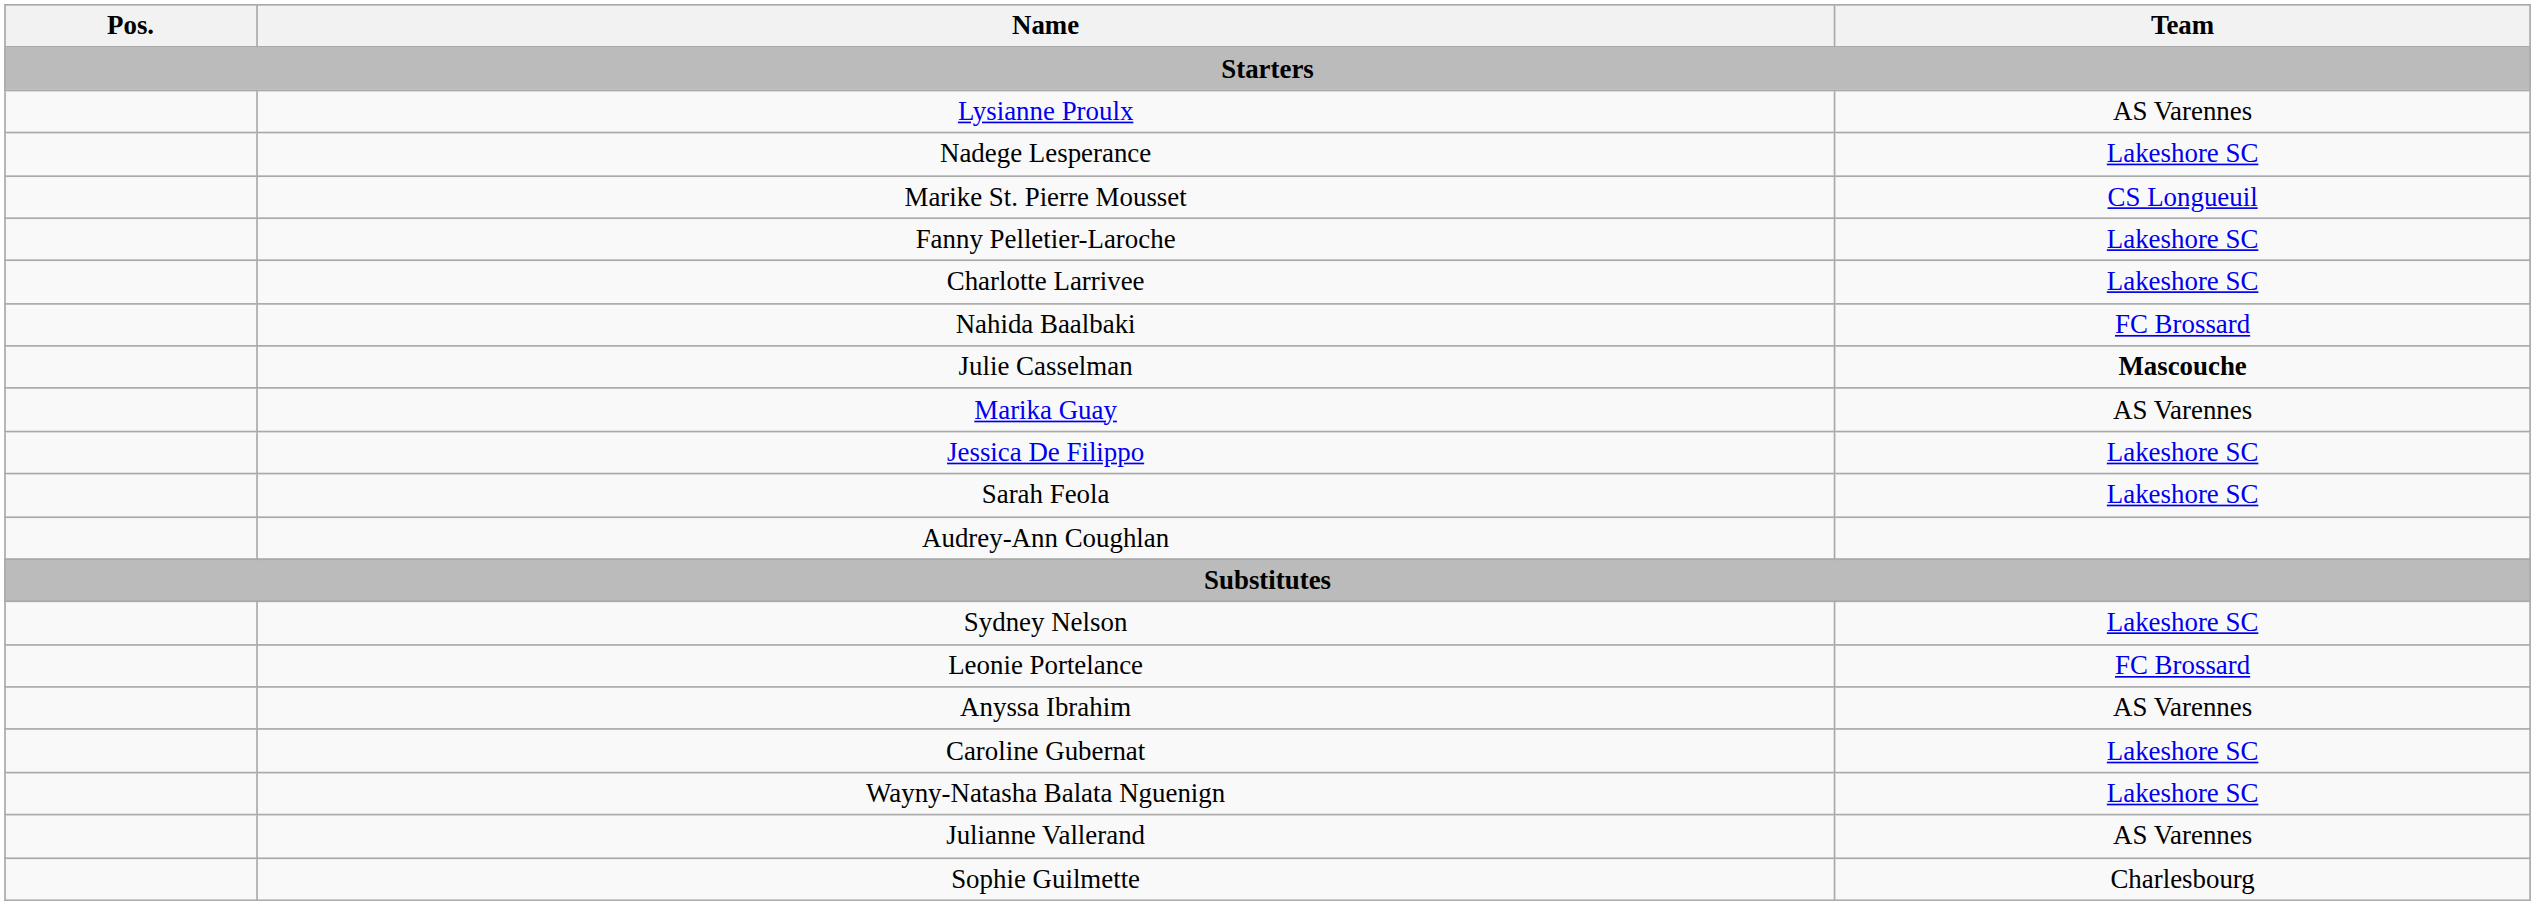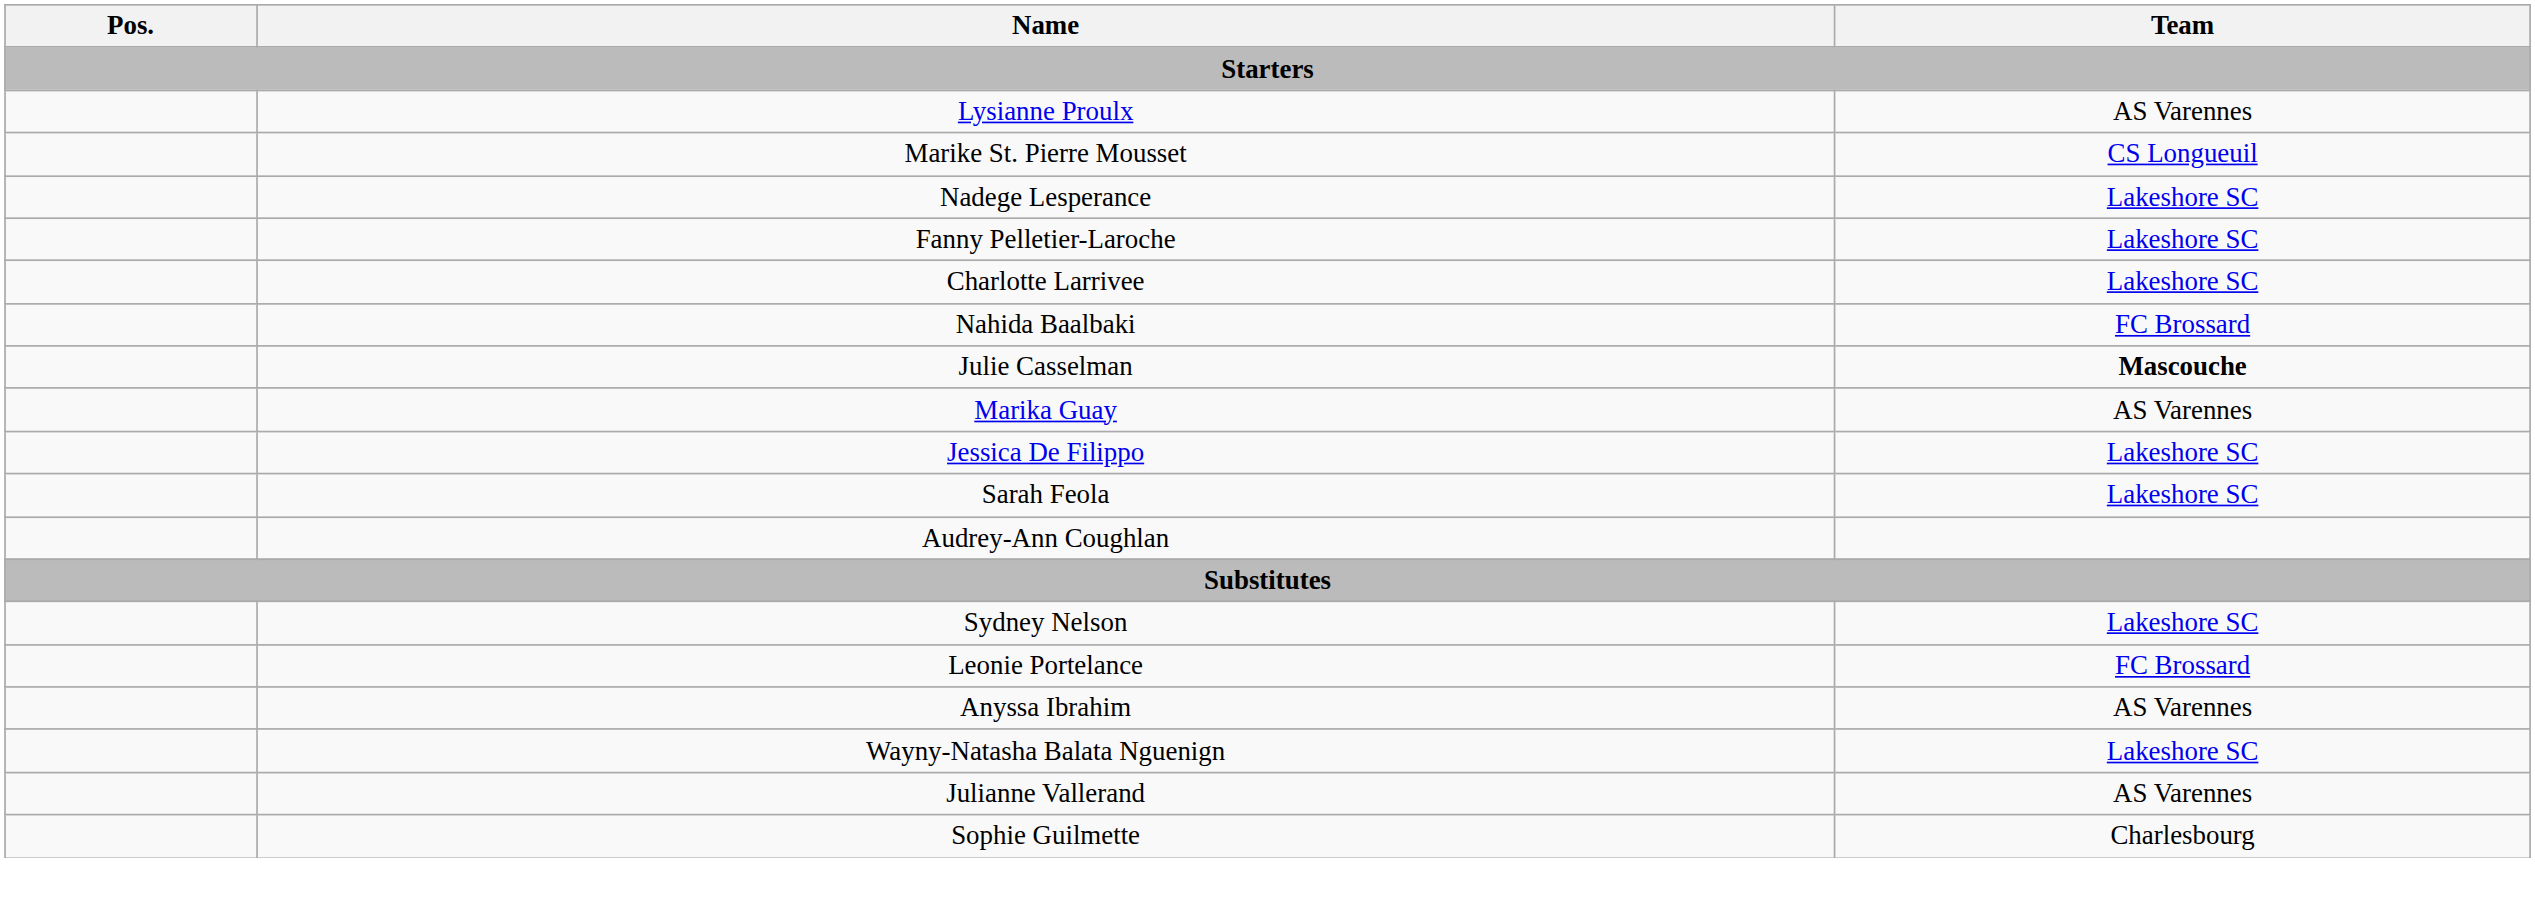rows swapped: (1046, 153) <-> (1046, 196)
- row: (1046, 750)
